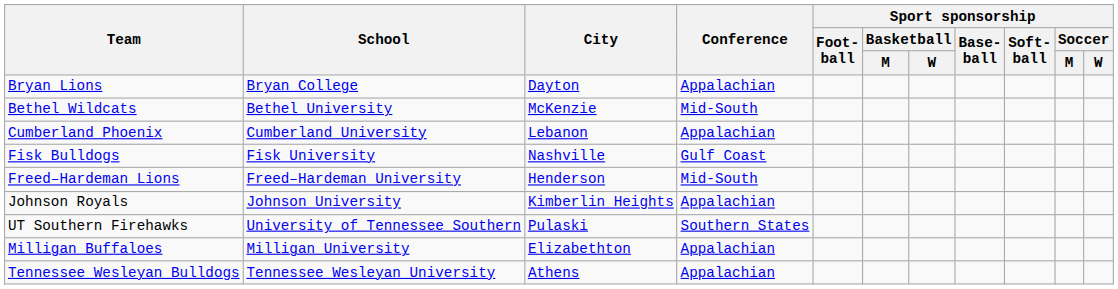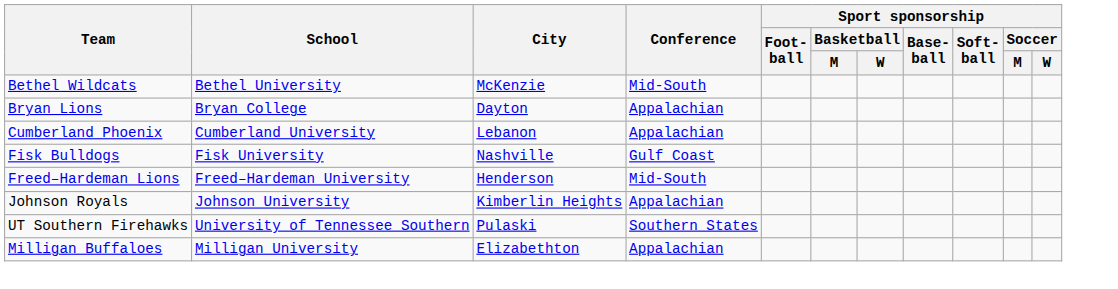rows swapped: (72, 109) <-> (55, 86)
- row: (124, 273)
